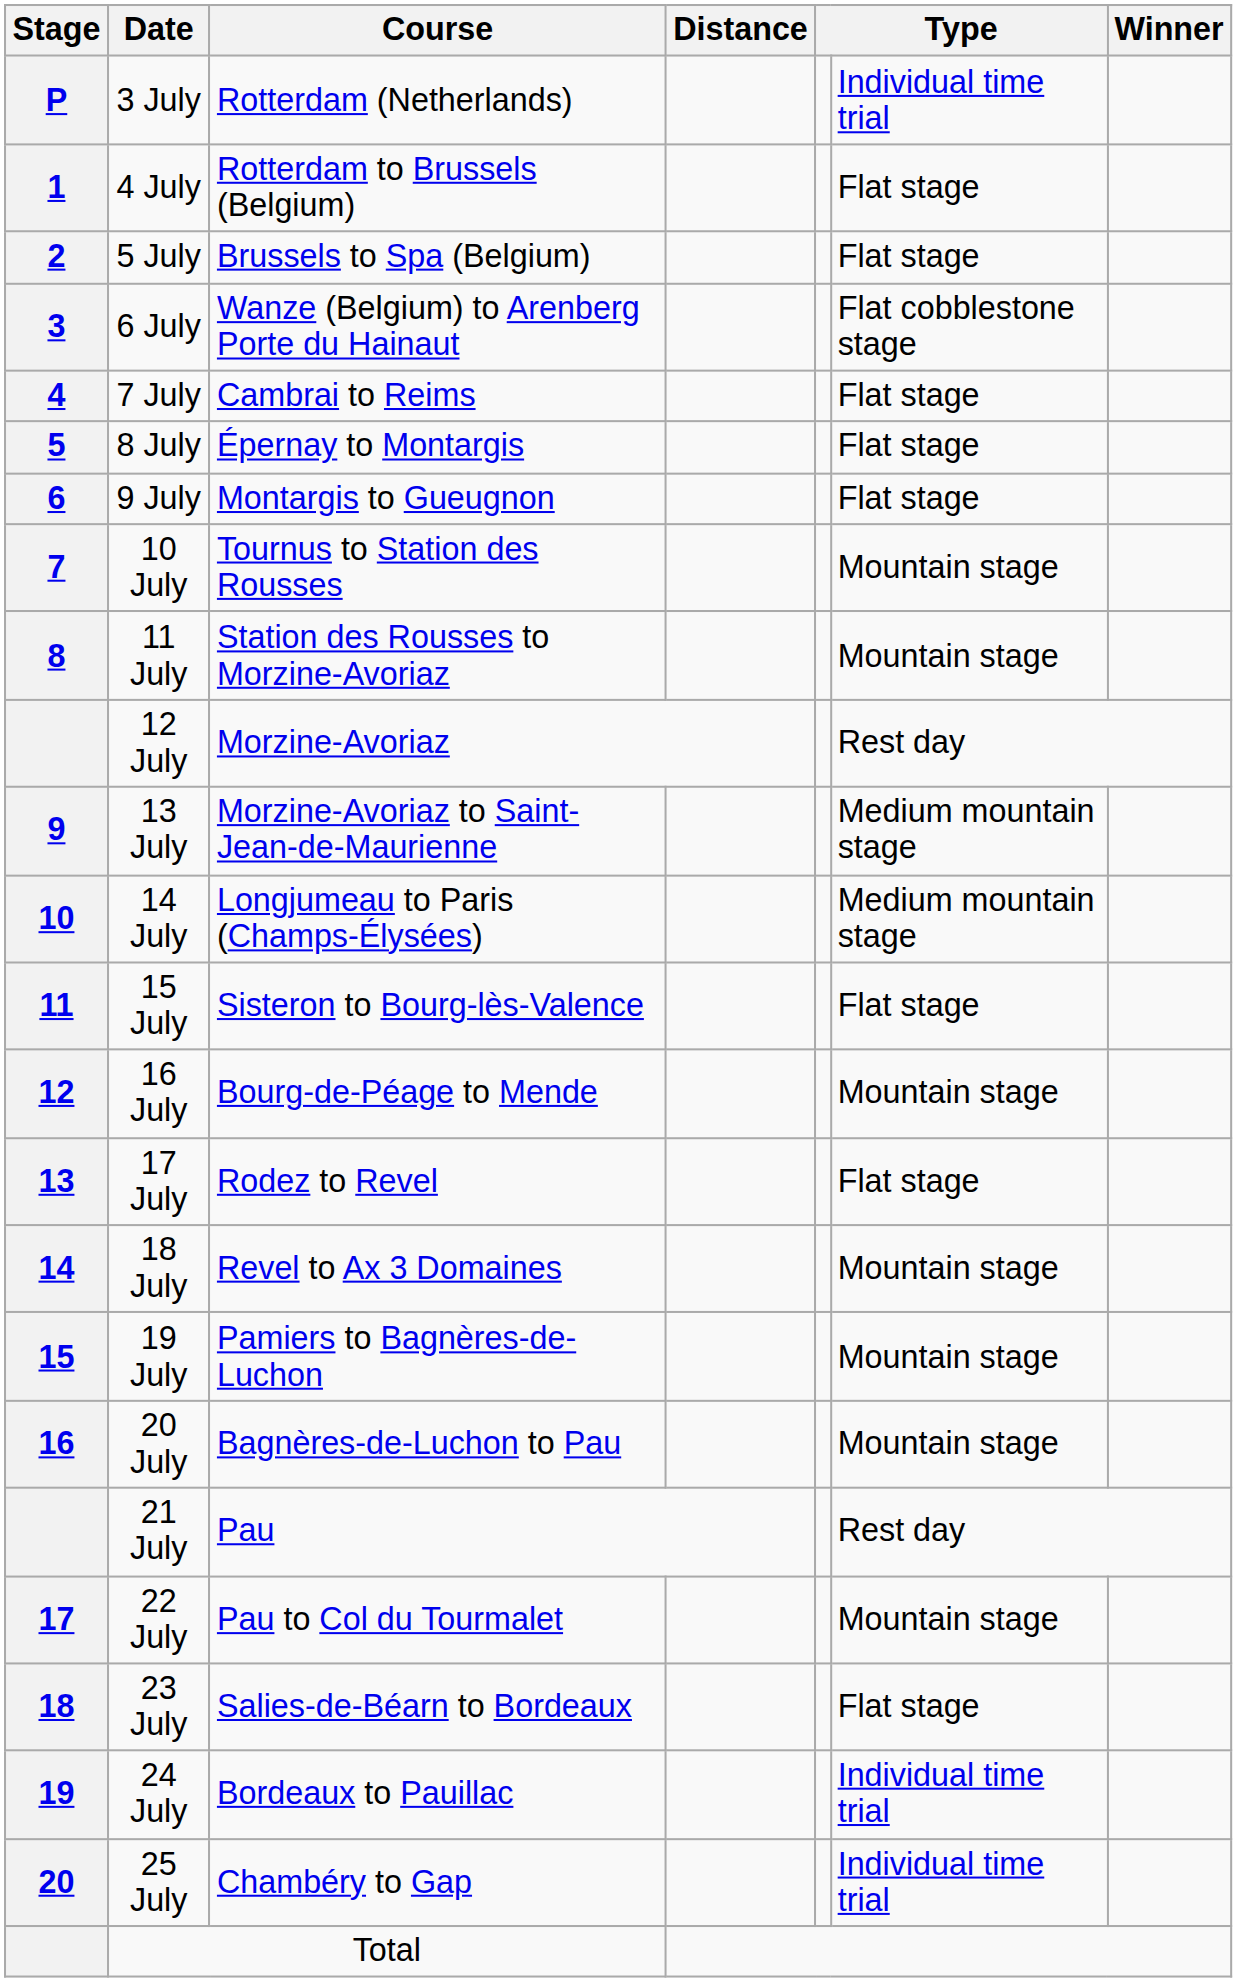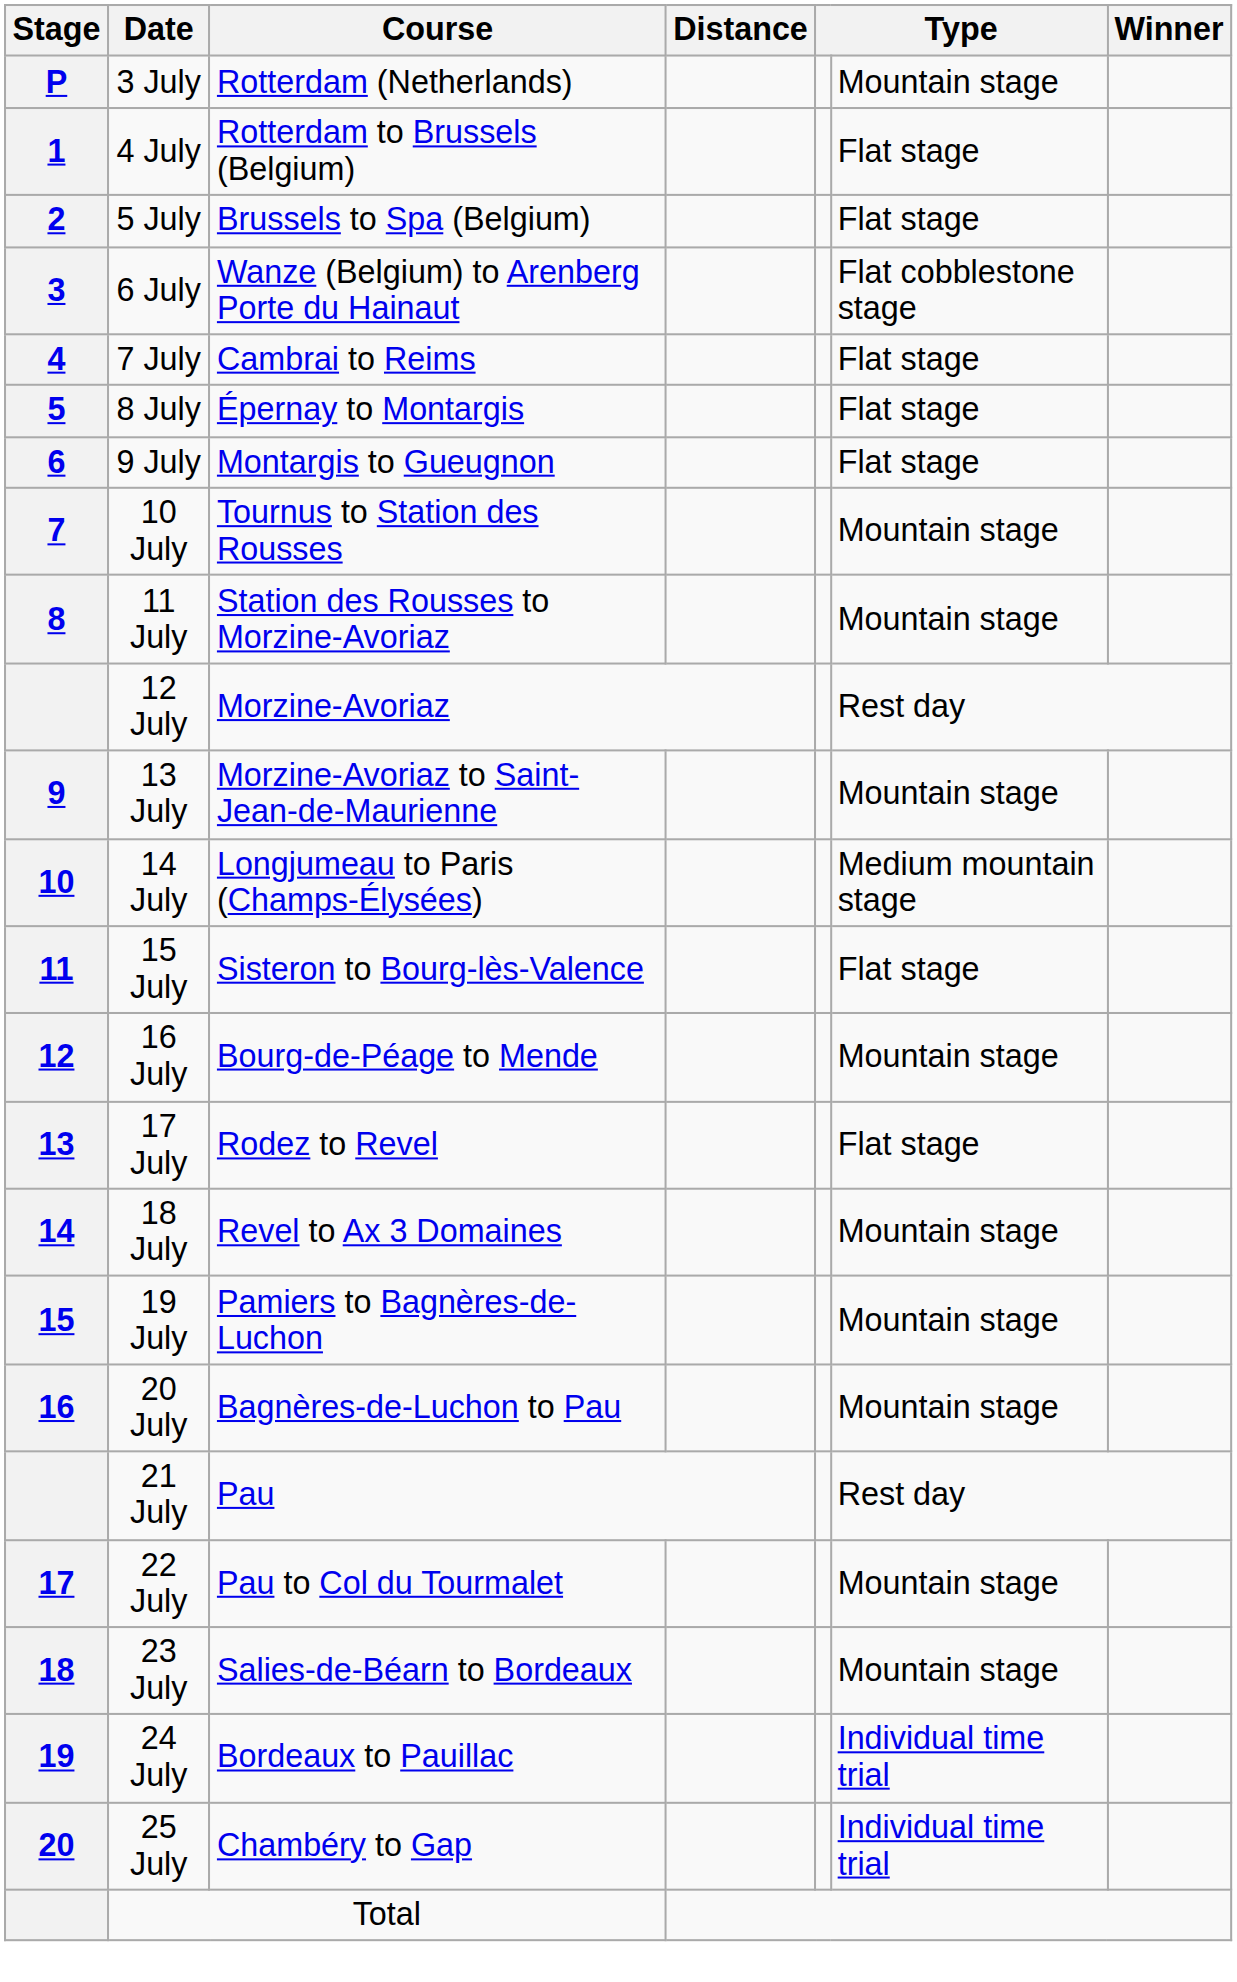(941, 99) Individual time trial -> (948, 81) Mountain stage
(966, 830) Medium mountain stage -> (948, 793) Mountain stage
(909, 1706) Flat stage -> (948, 1670) Mountain stage
